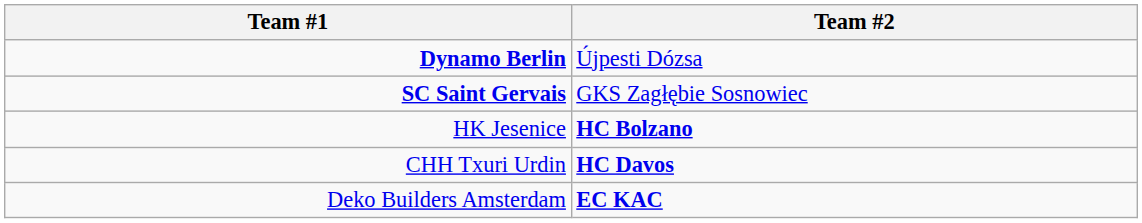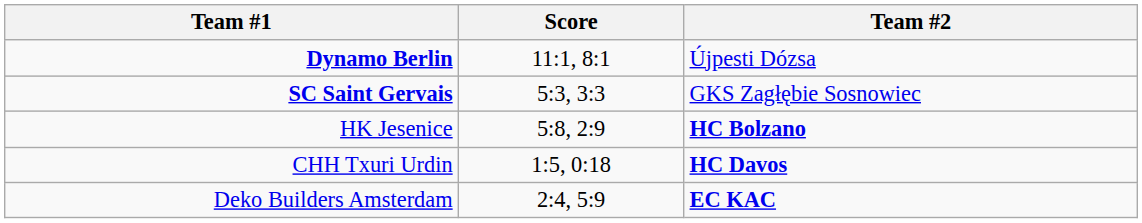+ column: (571, 22)
